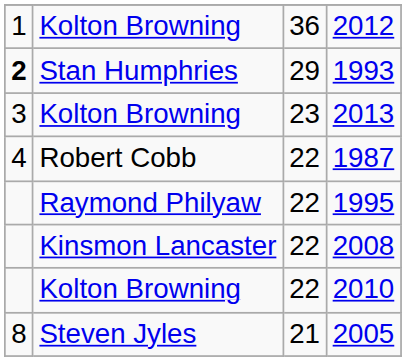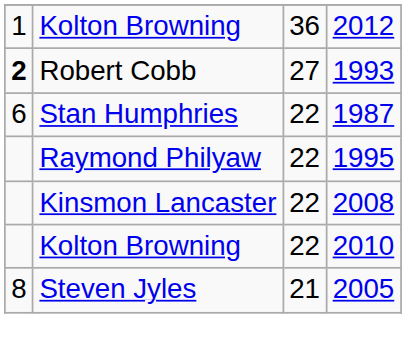(139, 70) Stan Humphries -> (118, 70) Robert Cobb
(305, 70) 29 -> (305, 70) 27
- row: (363, 114)
(19, 158) 4 -> (19, 114) 6
(118, 158) Robert Cobb -> (139, 114) Stan Humphries
